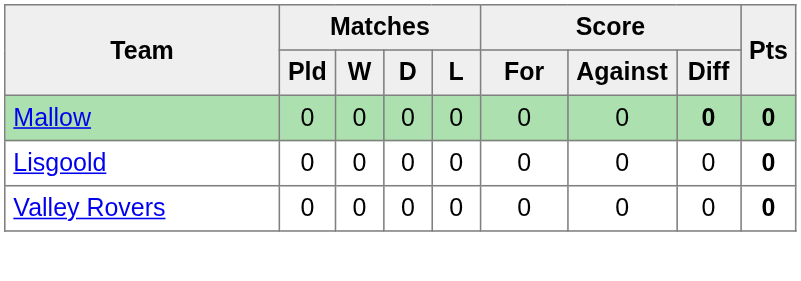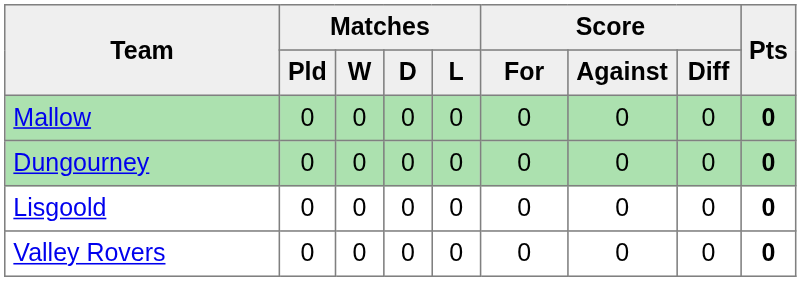(708, 117) bold -> (708, 117) normal
+ row: (81, 162)
